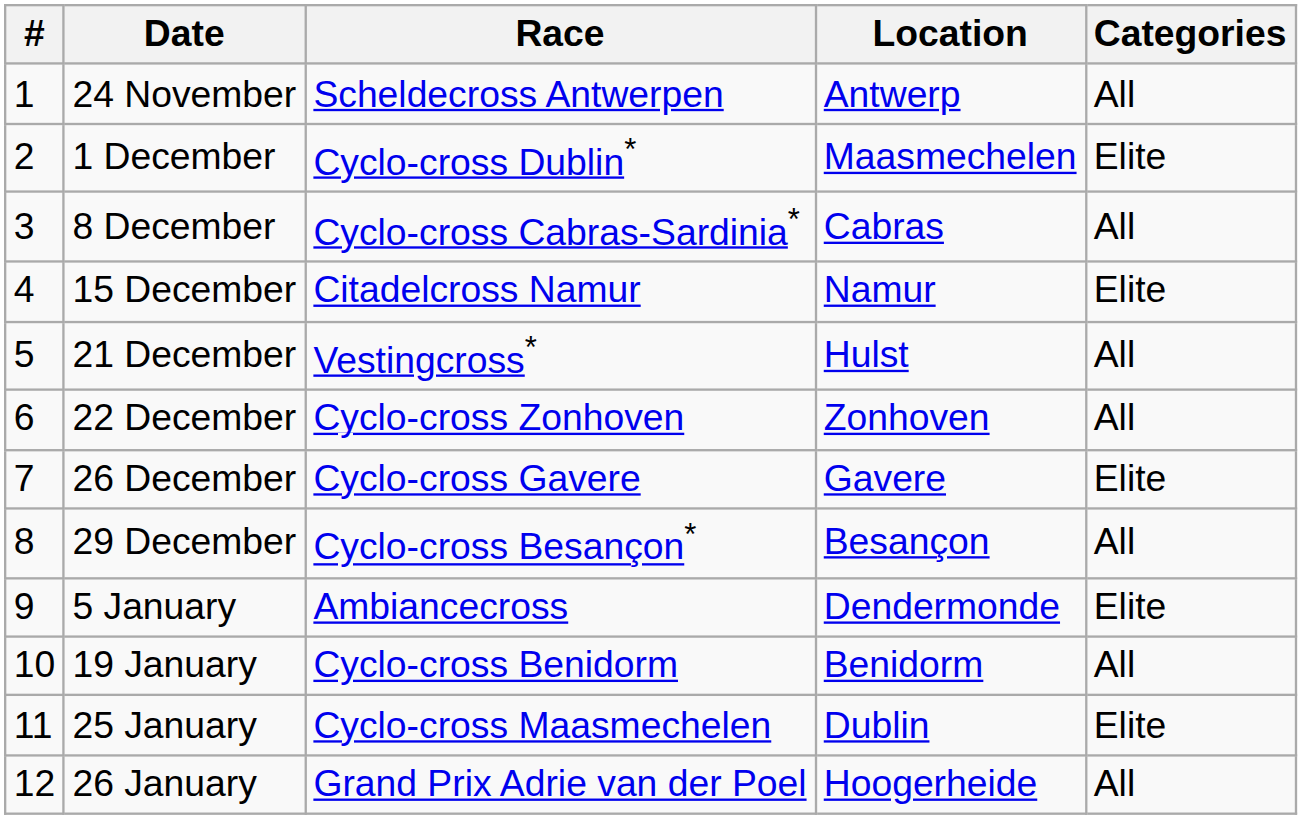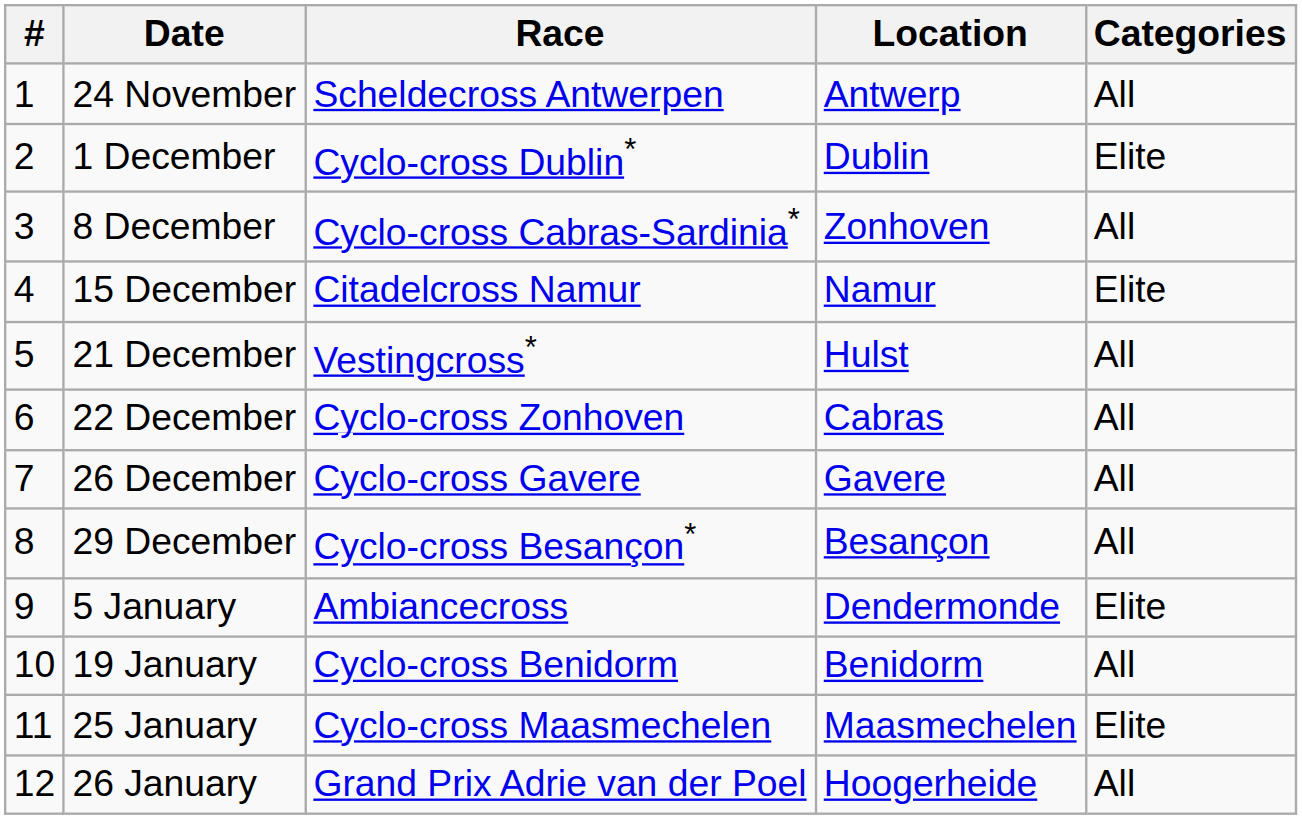(950, 157) Maasmechelen -> (877, 157) Dublin
(884, 226) Cabras -> (907, 226) Zonhoven
(907, 419) Zonhoven -> (884, 419) Cabras
(1130, 478) Elite -> (1114, 478) All
(877, 724) Dublin -> (950, 724) Maasmechelen
